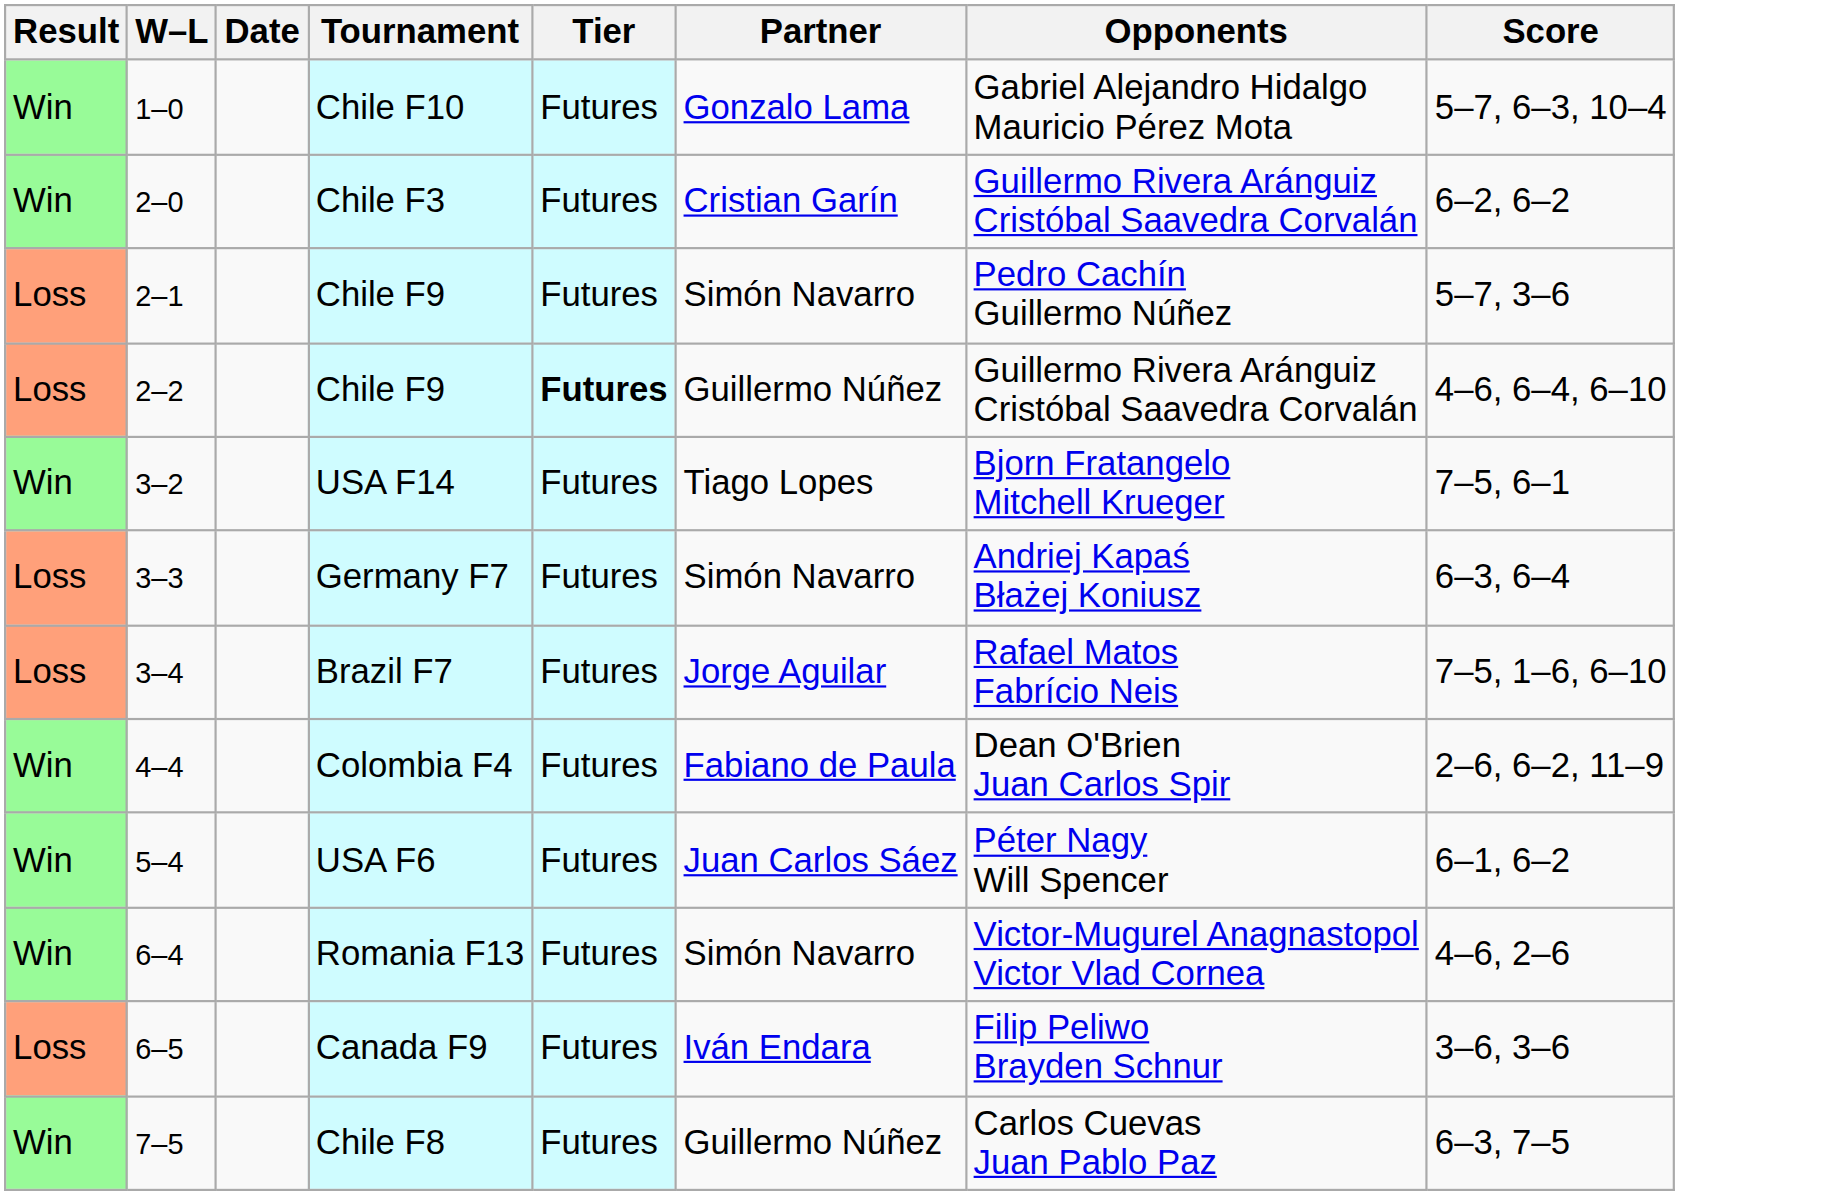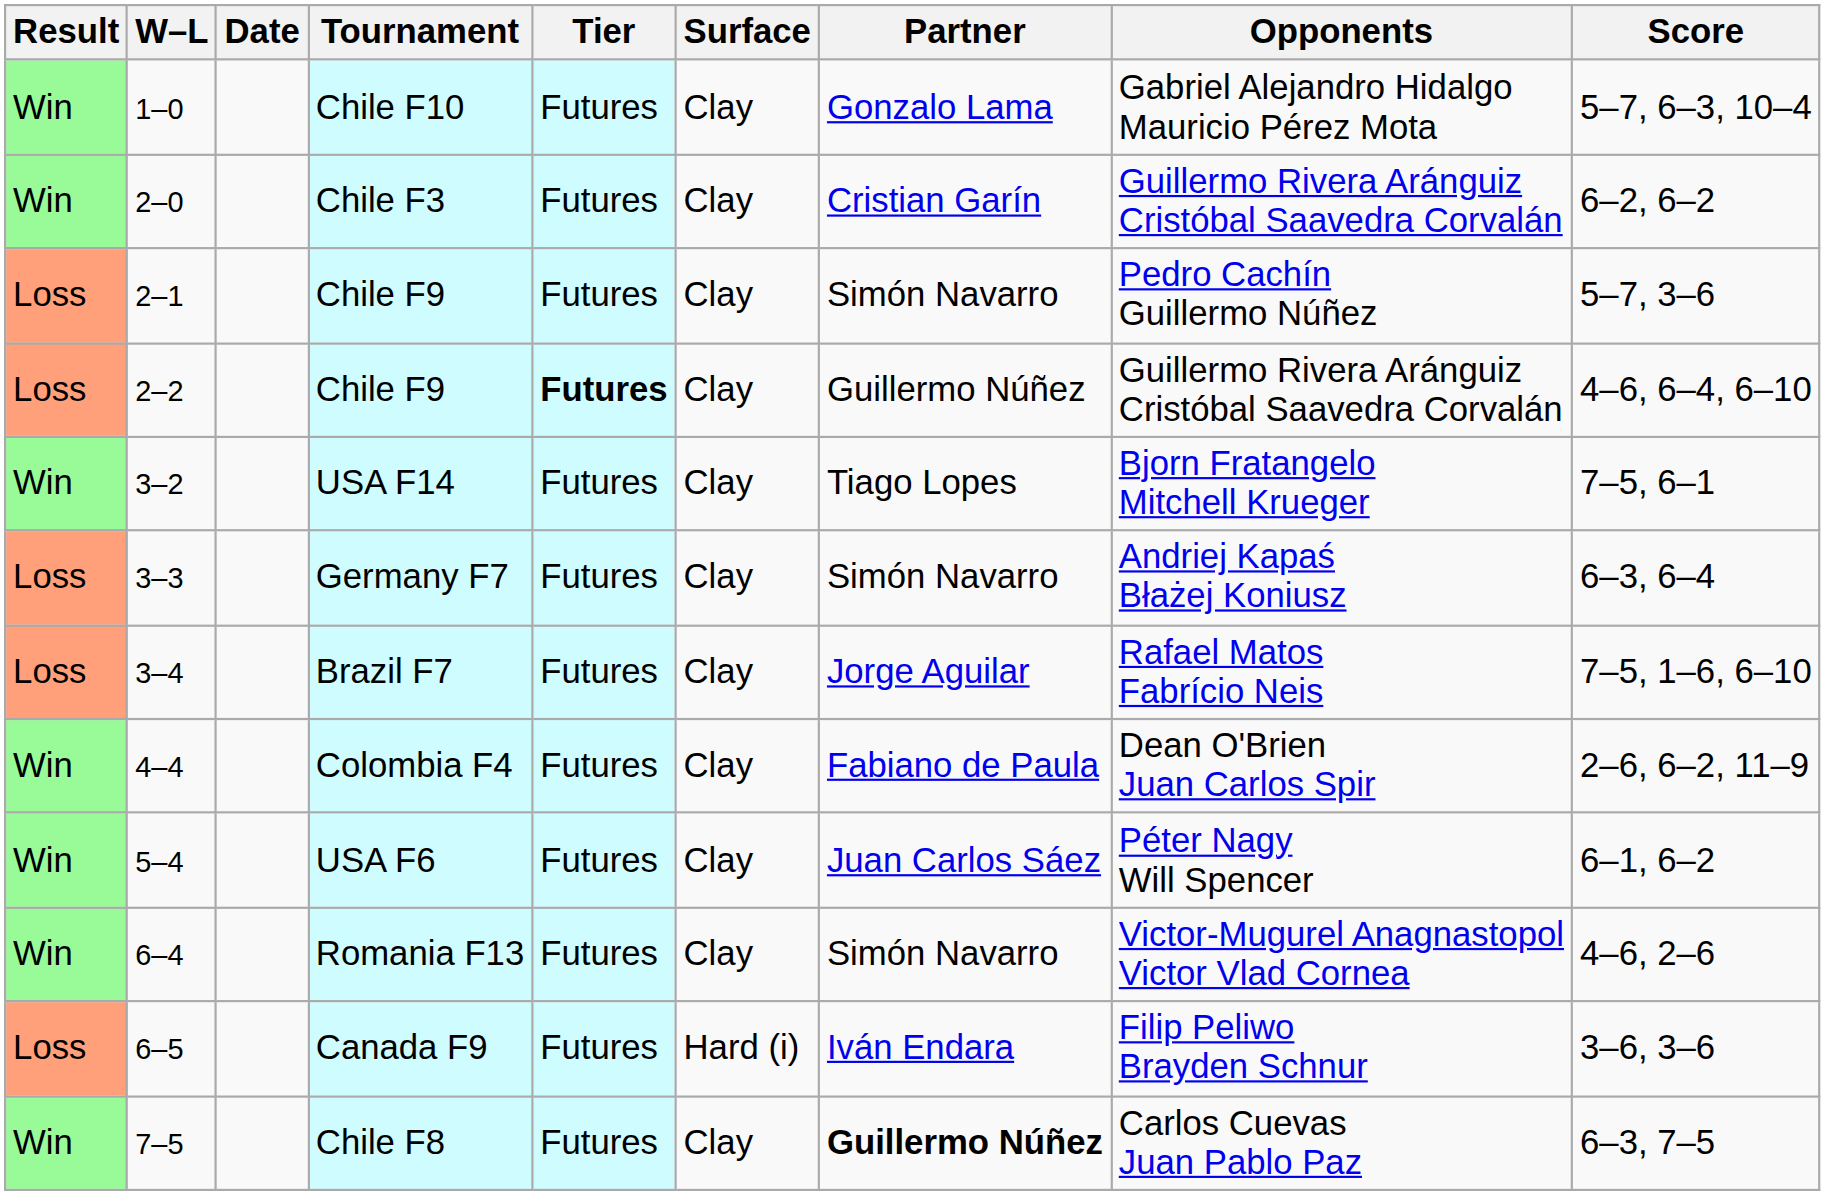+ column: (747, 32)
(813, 1141) normal -> (965, 1141) bold
